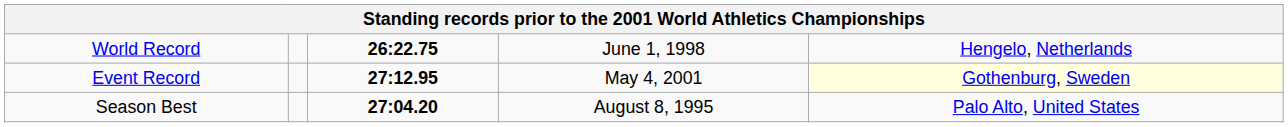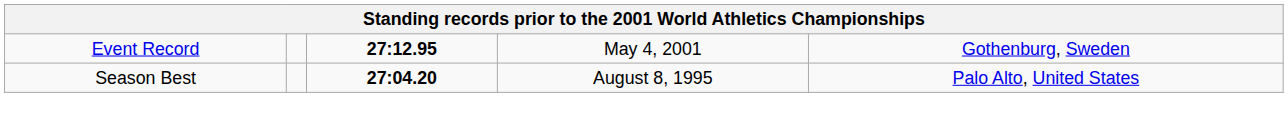- row: (146, 48)
(1046, 77) lightyellow background -> (1046, 48) no background
